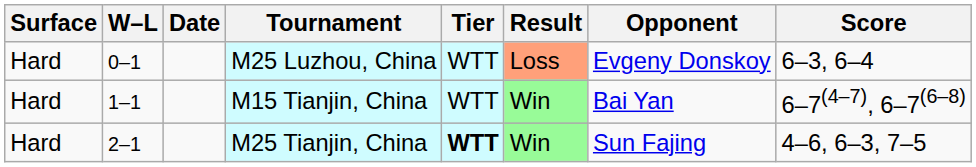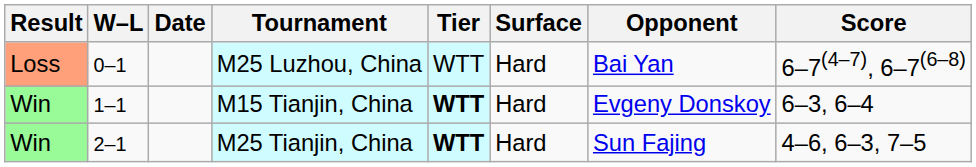columns swapped: (546, 23) <-> (54, 23)
(682, 60) Evgeny Donskoy -> (633, 64) Bai Yan
(828, 60) 6–3, 6–4 -> (874, 64) 6–7(4–7), 6–7(6–8)
(473, 101) normal -> (459, 104) bold
(633, 101) Bai Yan -> (682, 104) Evgeny Donskoy
(874, 101) 6–7(4–7), 6–7(6–8) -> (828, 104) 6–3, 6–4
